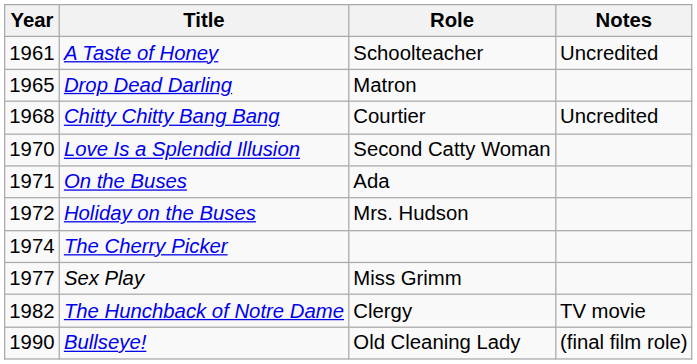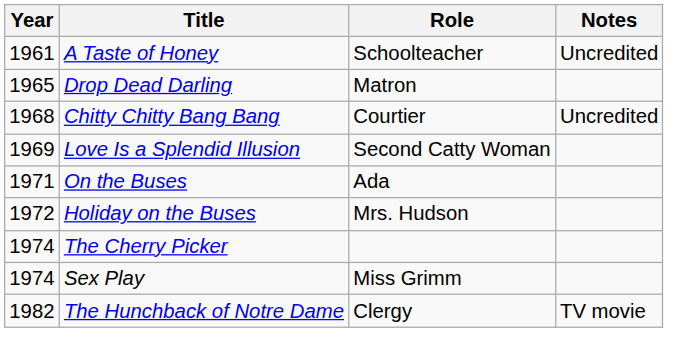(32, 149) 1970 -> (32, 149) 1969
(32, 278) 1977 -> (32, 278) 1974
- row: (105, 342)
